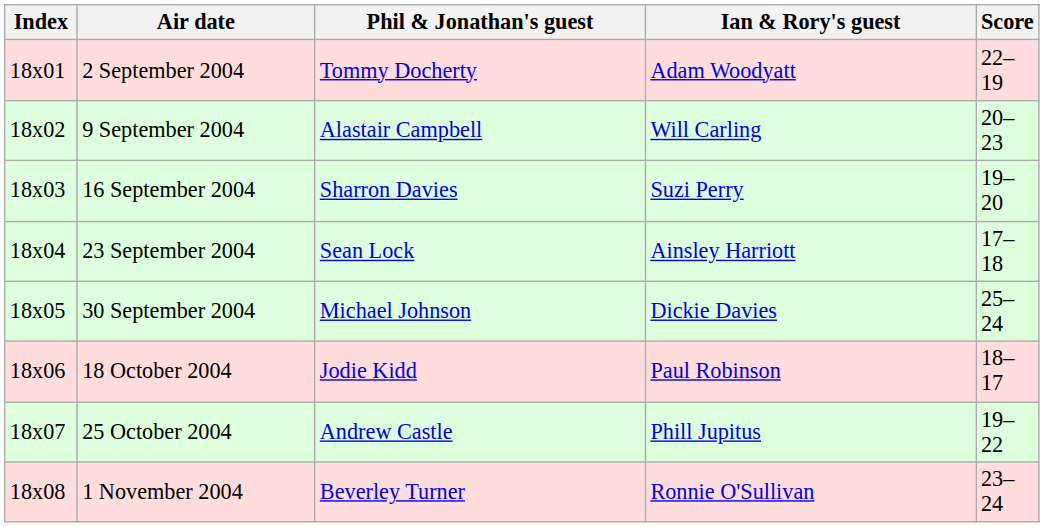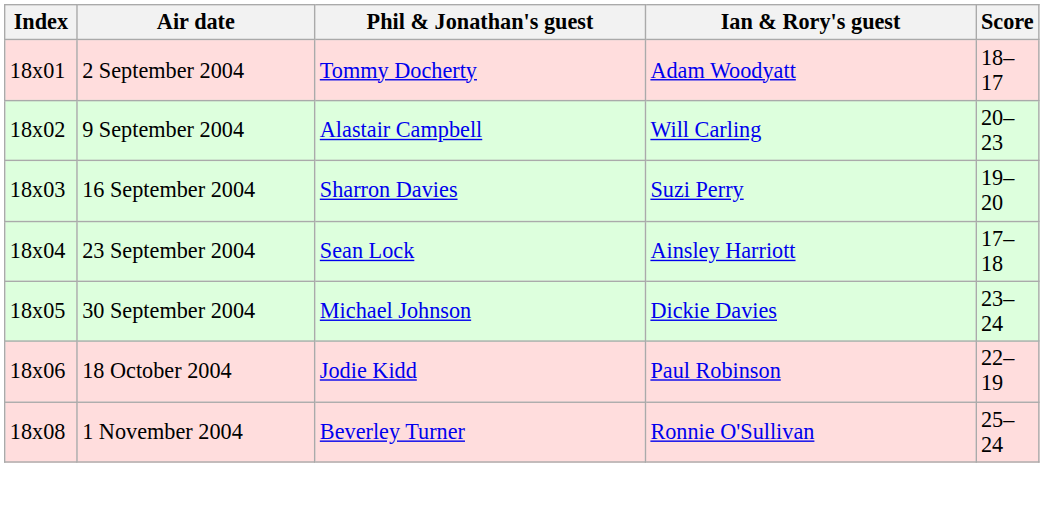(998, 69) 22–19 -> (998, 69) 18–17
(998, 311) 25–24 -> (998, 311) 23–24
(998, 371) 18–17 -> (998, 371) 22–19
- row: (157, 431)
(998, 491) 23–24 -> (998, 431) 25–24
